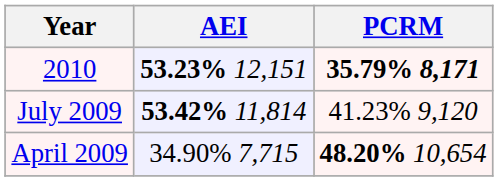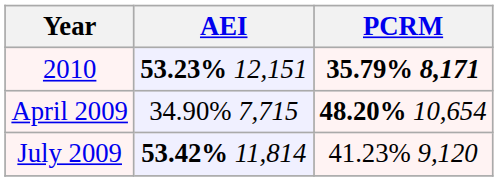rows swapped: (70, 111) <-> (70, 153)
